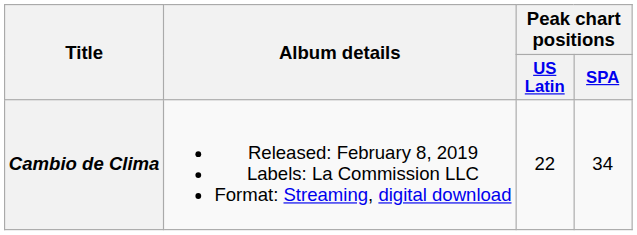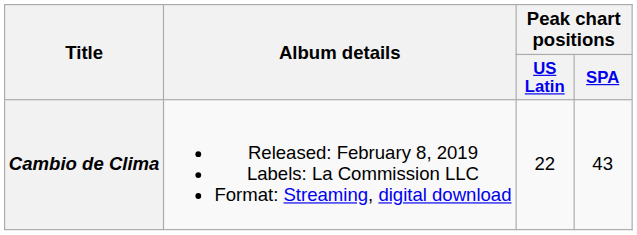(603, 164) 34 -> (603, 164) 43
